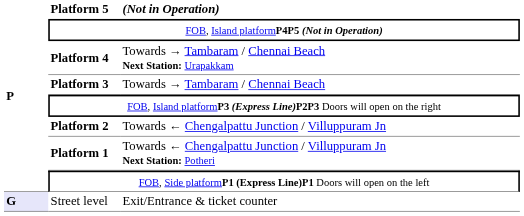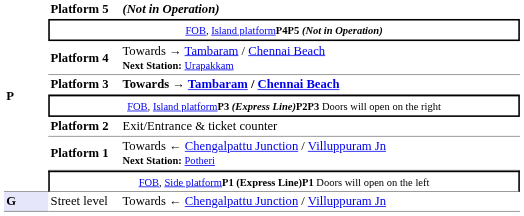(224, 84) normal -> (231, 84) bold
(254, 126) Towards ← Chengalpattu Junction / Villuppuram Jn -> (200, 126) Exit/Entrance & ticket counter
(200, 201) Exit/Entrance & ticket counter -> (254, 201) Towards ← Chengalpattu Junction / Villuppuram Jn
